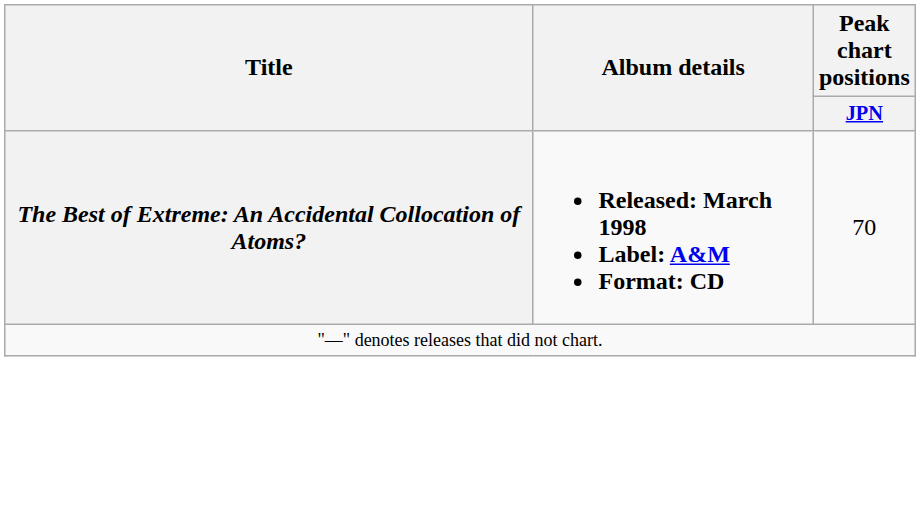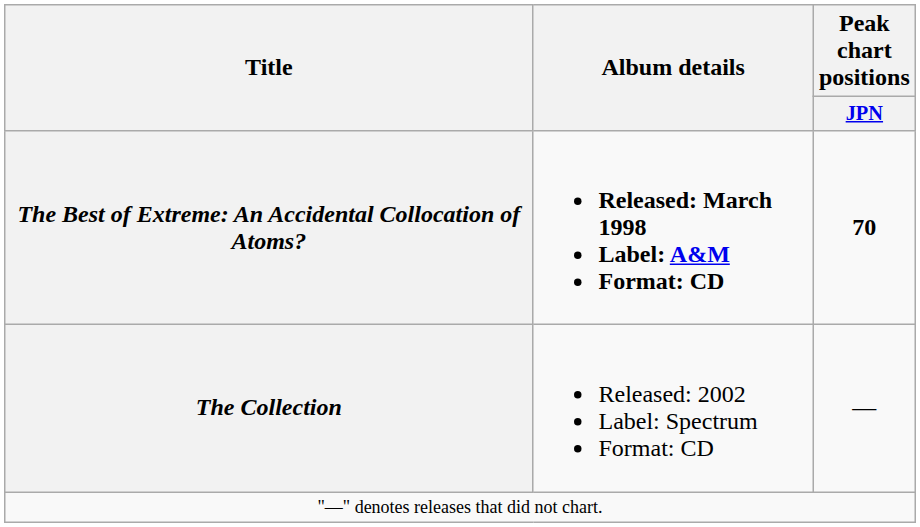(864, 227) normal -> (864, 227) bold
+ row: (269, 407)
